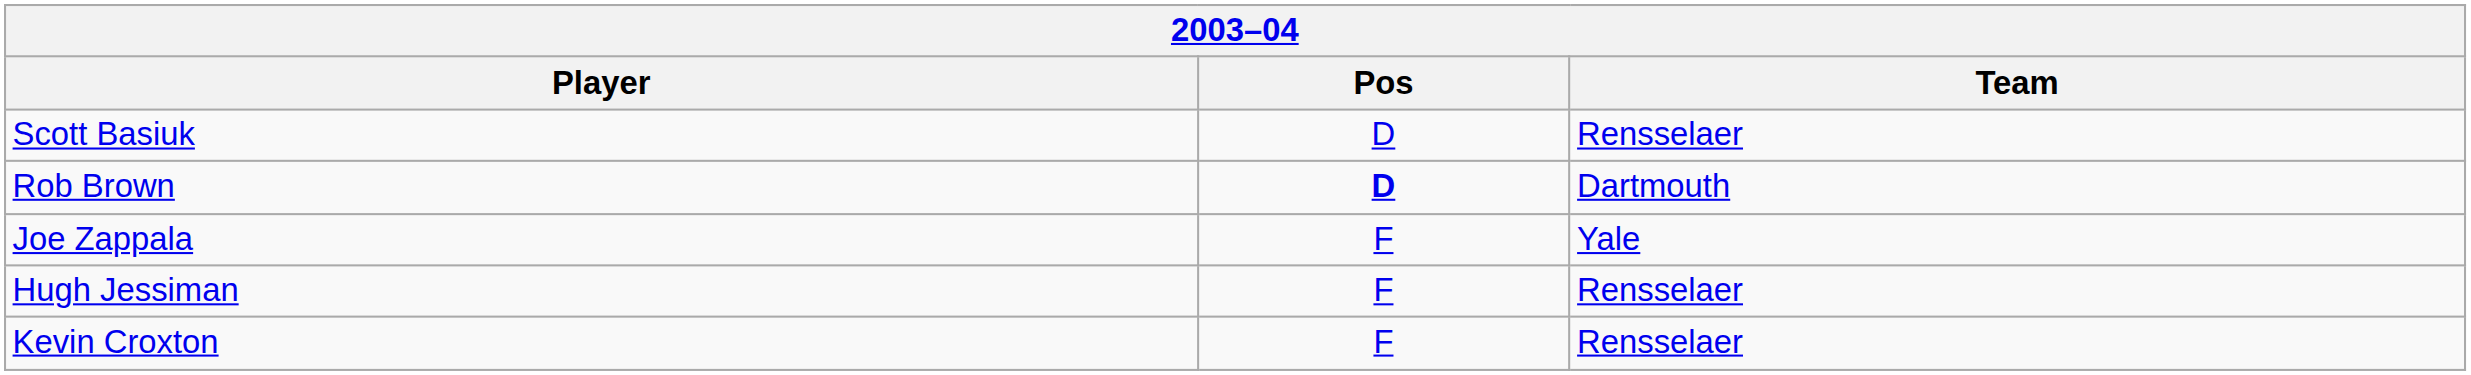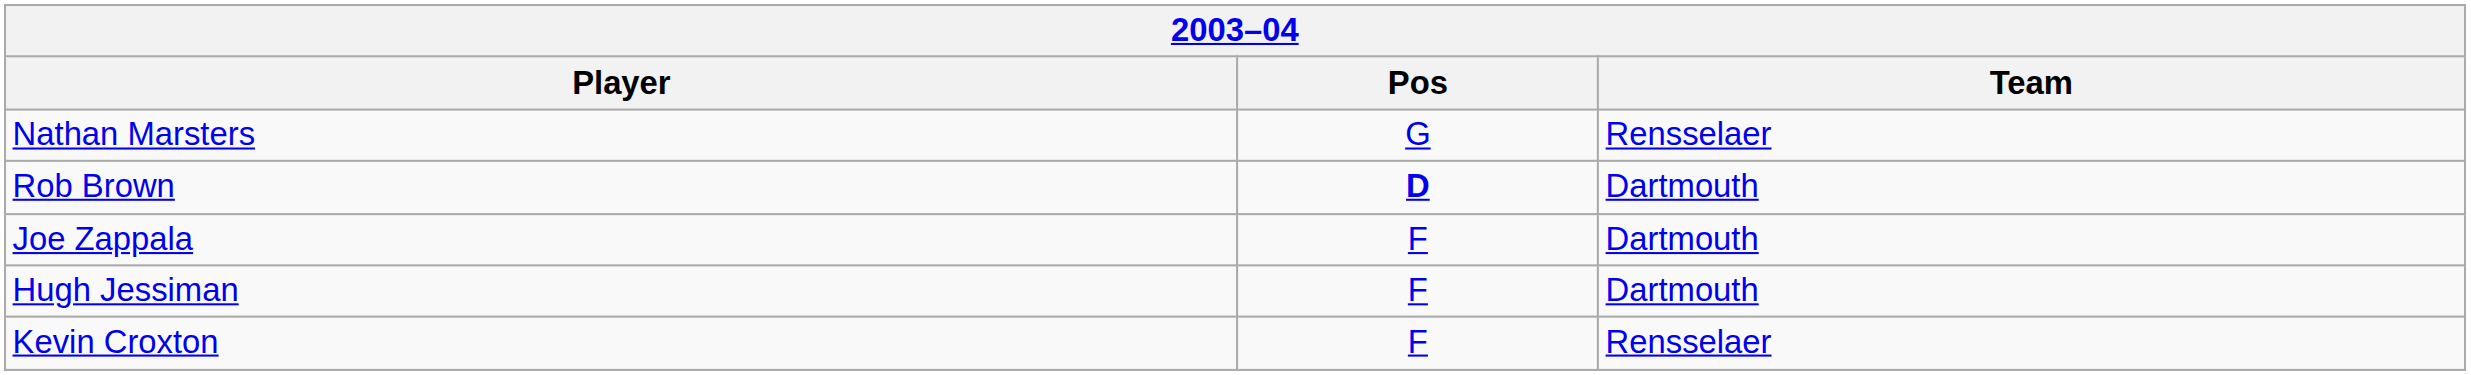+ row: (134, 134)
- row: (104, 134)
(1609, 238) Yale -> (1682, 238) Dartmouth
(1660, 290) Rensselaer -> (1682, 290) Dartmouth
